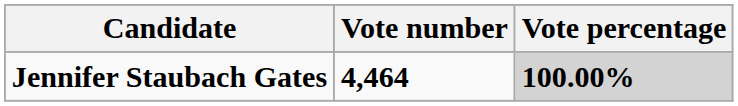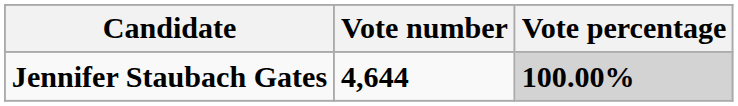(375, 76) 4,464 -> (375, 76) 4,644
